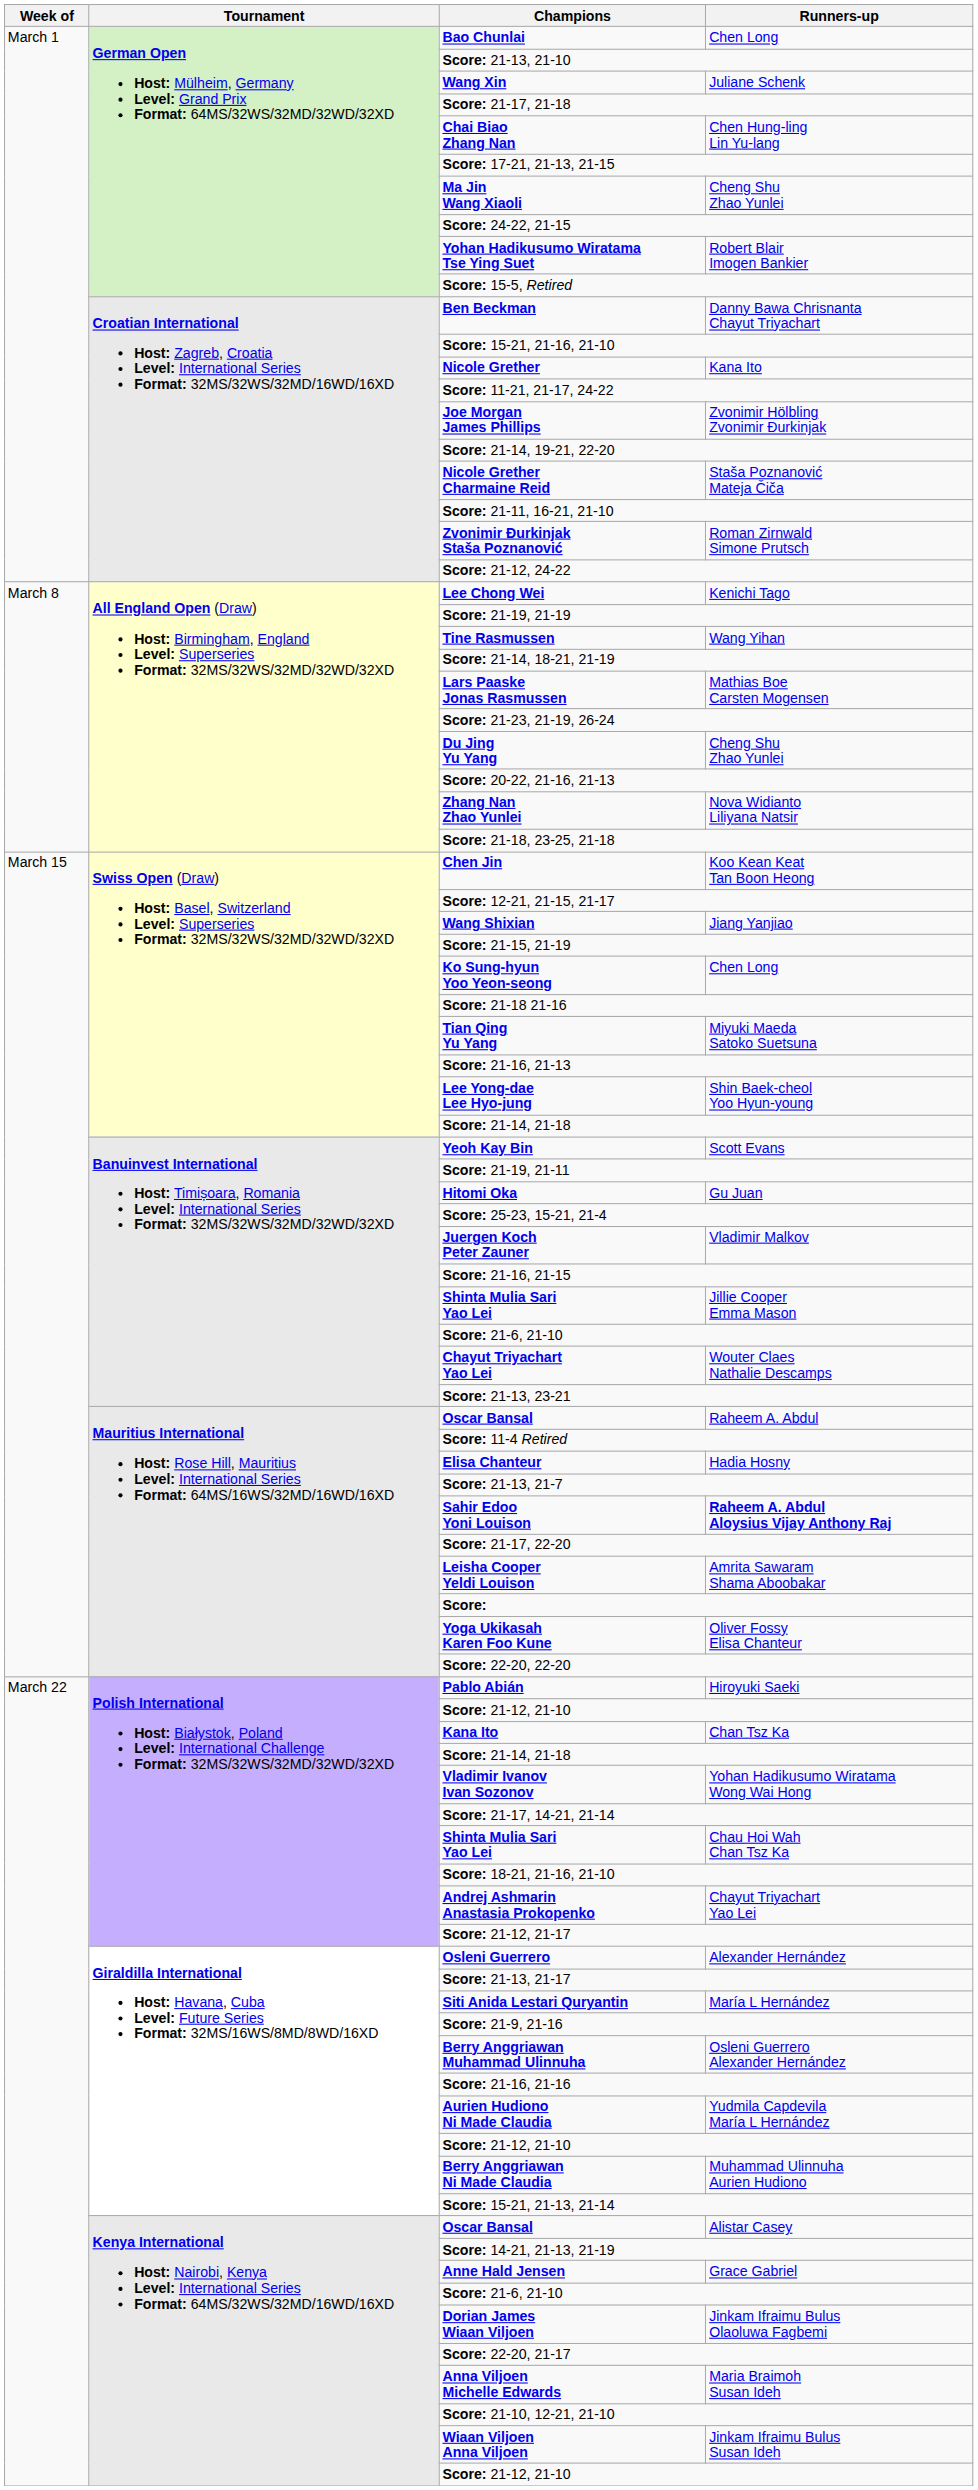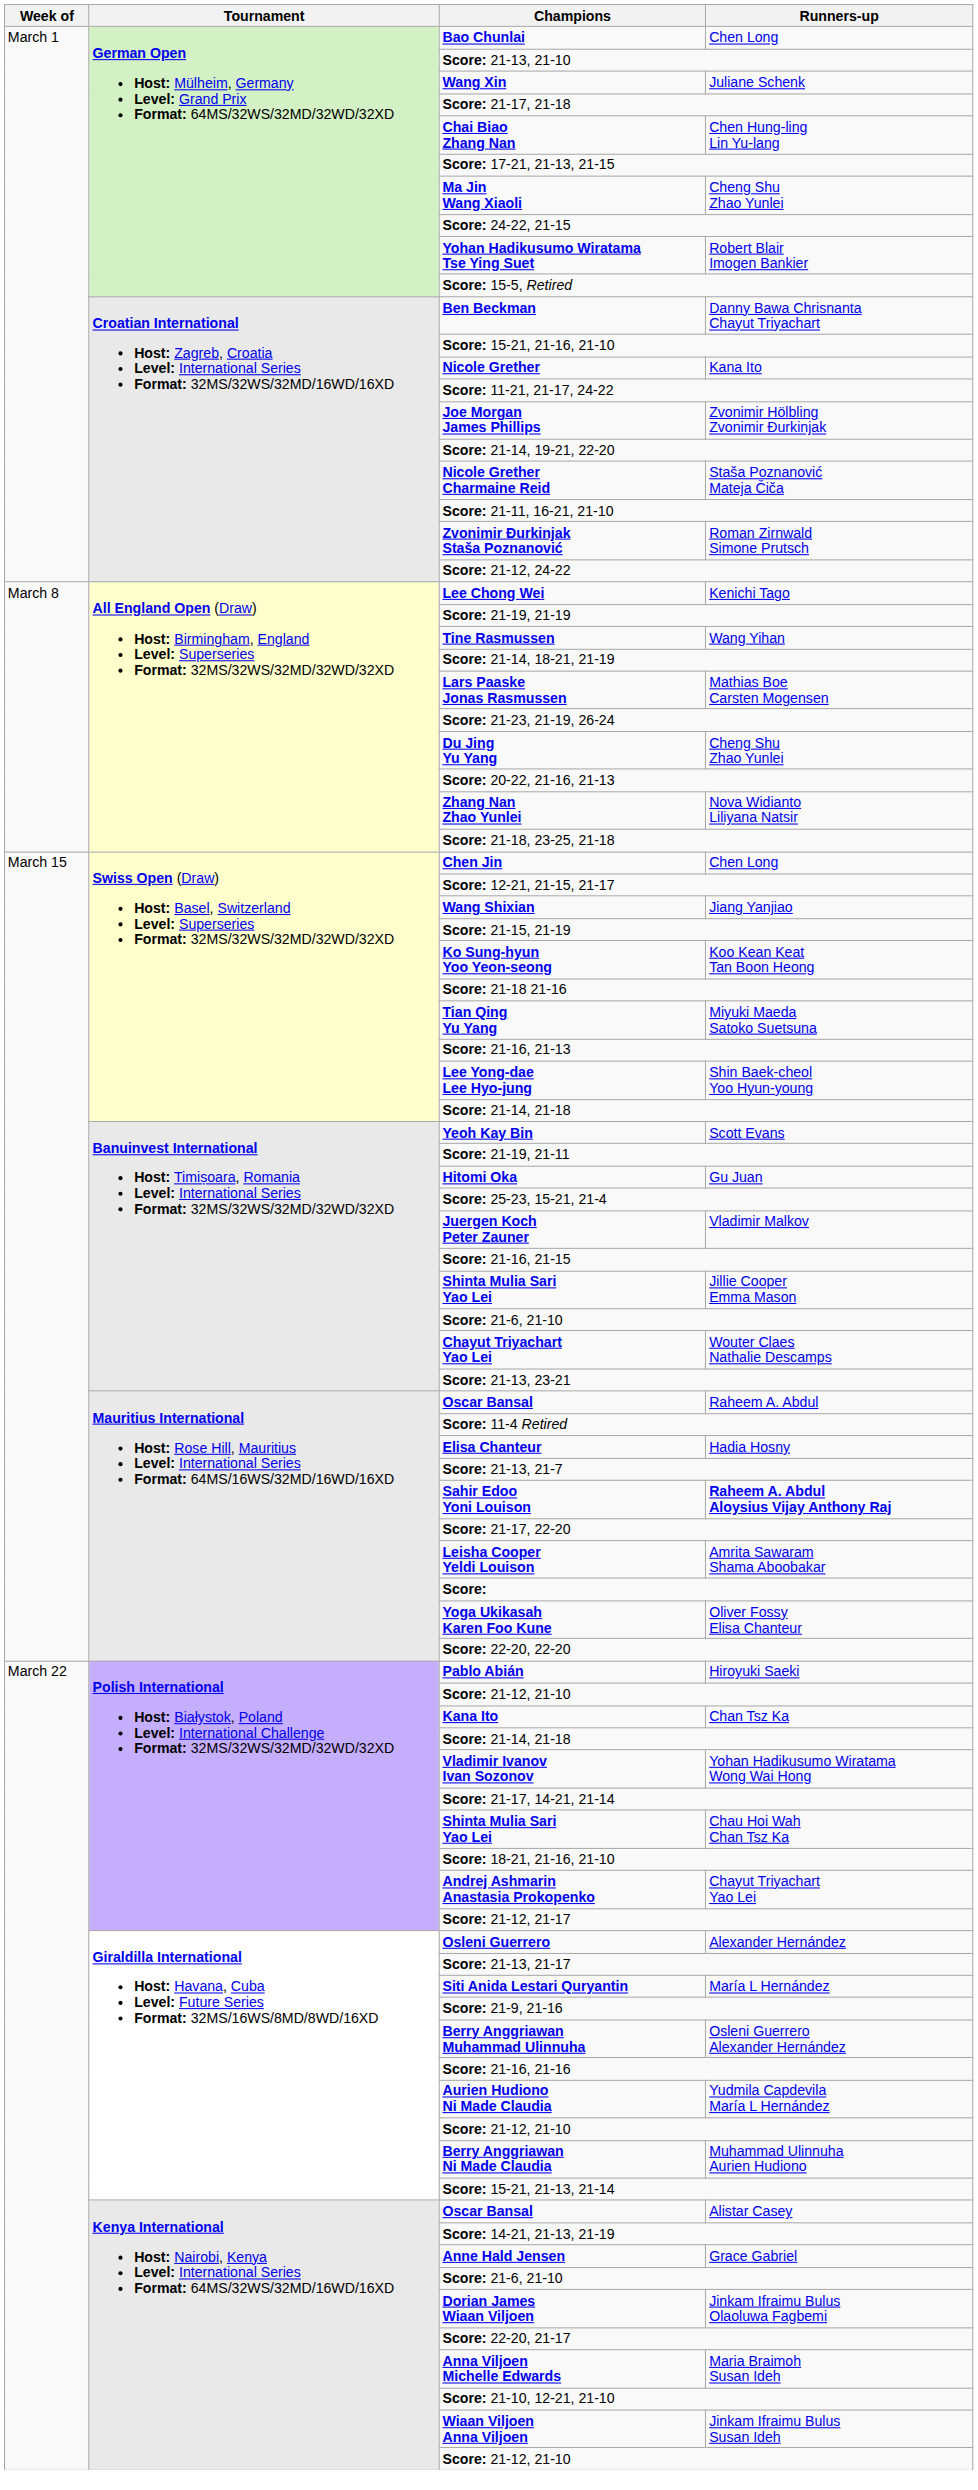(762, 870) Koo Kean Keat Tan Boon Heong -> (744, 862) Chen Long
(744, 967) Chen Long -> (762, 959) Koo Kean Keat Tan Boon Heong
